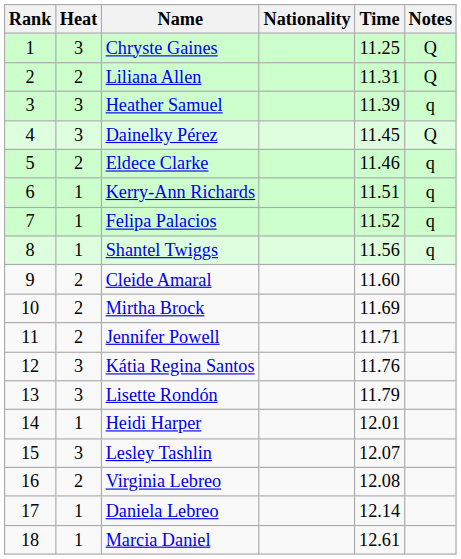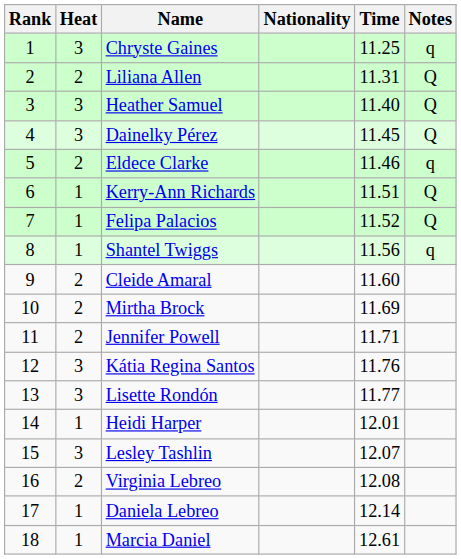(430, 47) Q -> (430, 47) q
(380, 105) 11.39 -> (380, 105) 11.40
(430, 105) q -> (430, 105) Q
(430, 192) q -> (430, 192) Q
(430, 221) q -> (430, 221) Q
(380, 395) 11.79 -> (380, 395) 11.77
